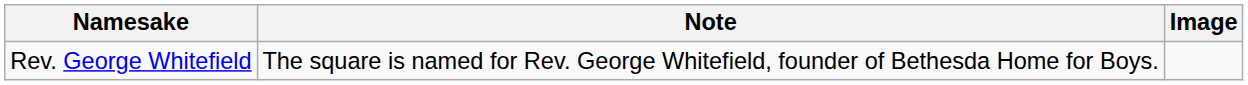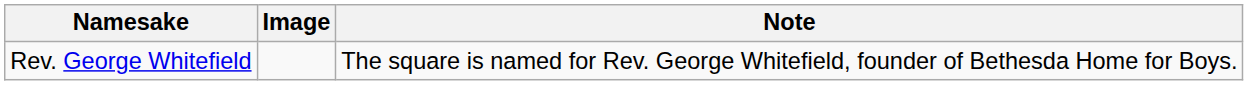columns swapped: (1204, 23) <-> (711, 23)
